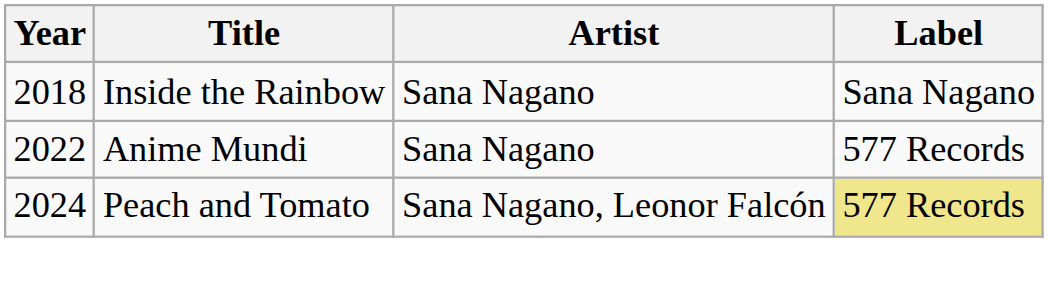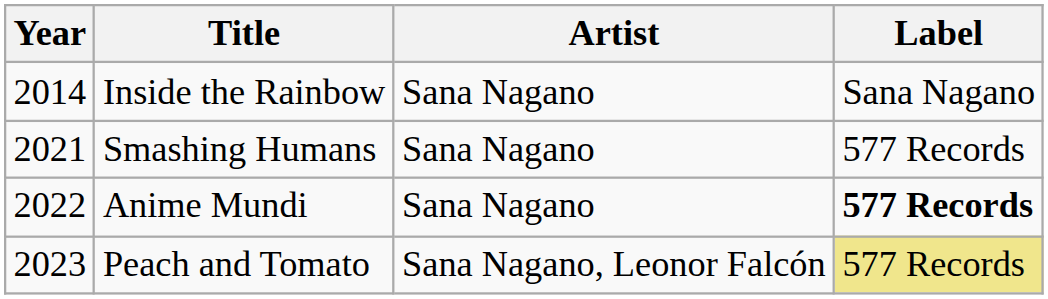(50, 90) 2018 -> (50, 90) 2014
+ row: (240, 148)
(934, 148) normal -> (938, 206) bold
(50, 206) 2024 -> (50, 263) 2023
